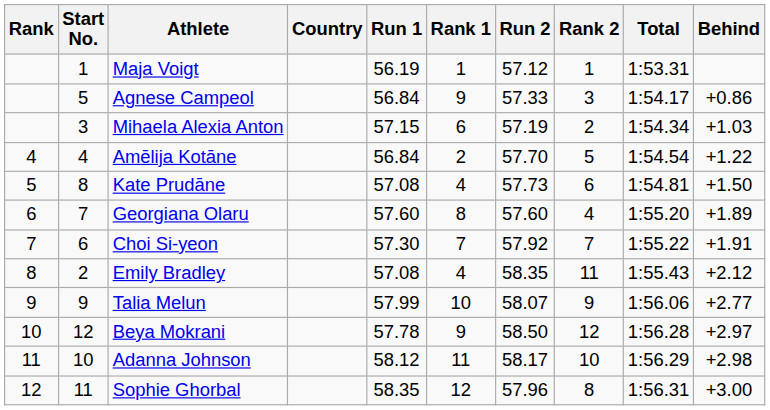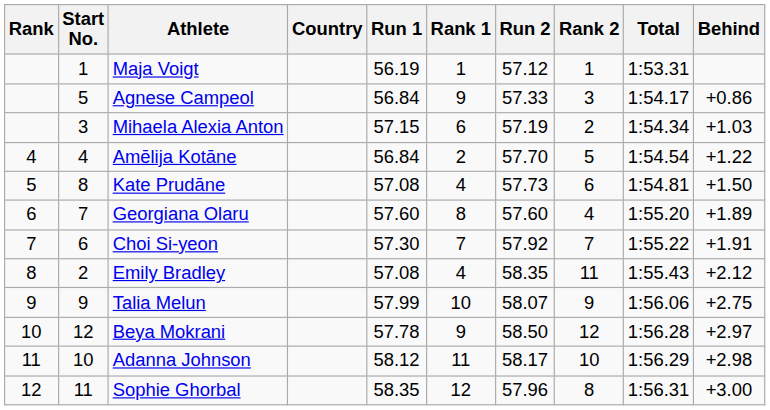(729, 302) +2.77 -> (729, 302) +2.75
